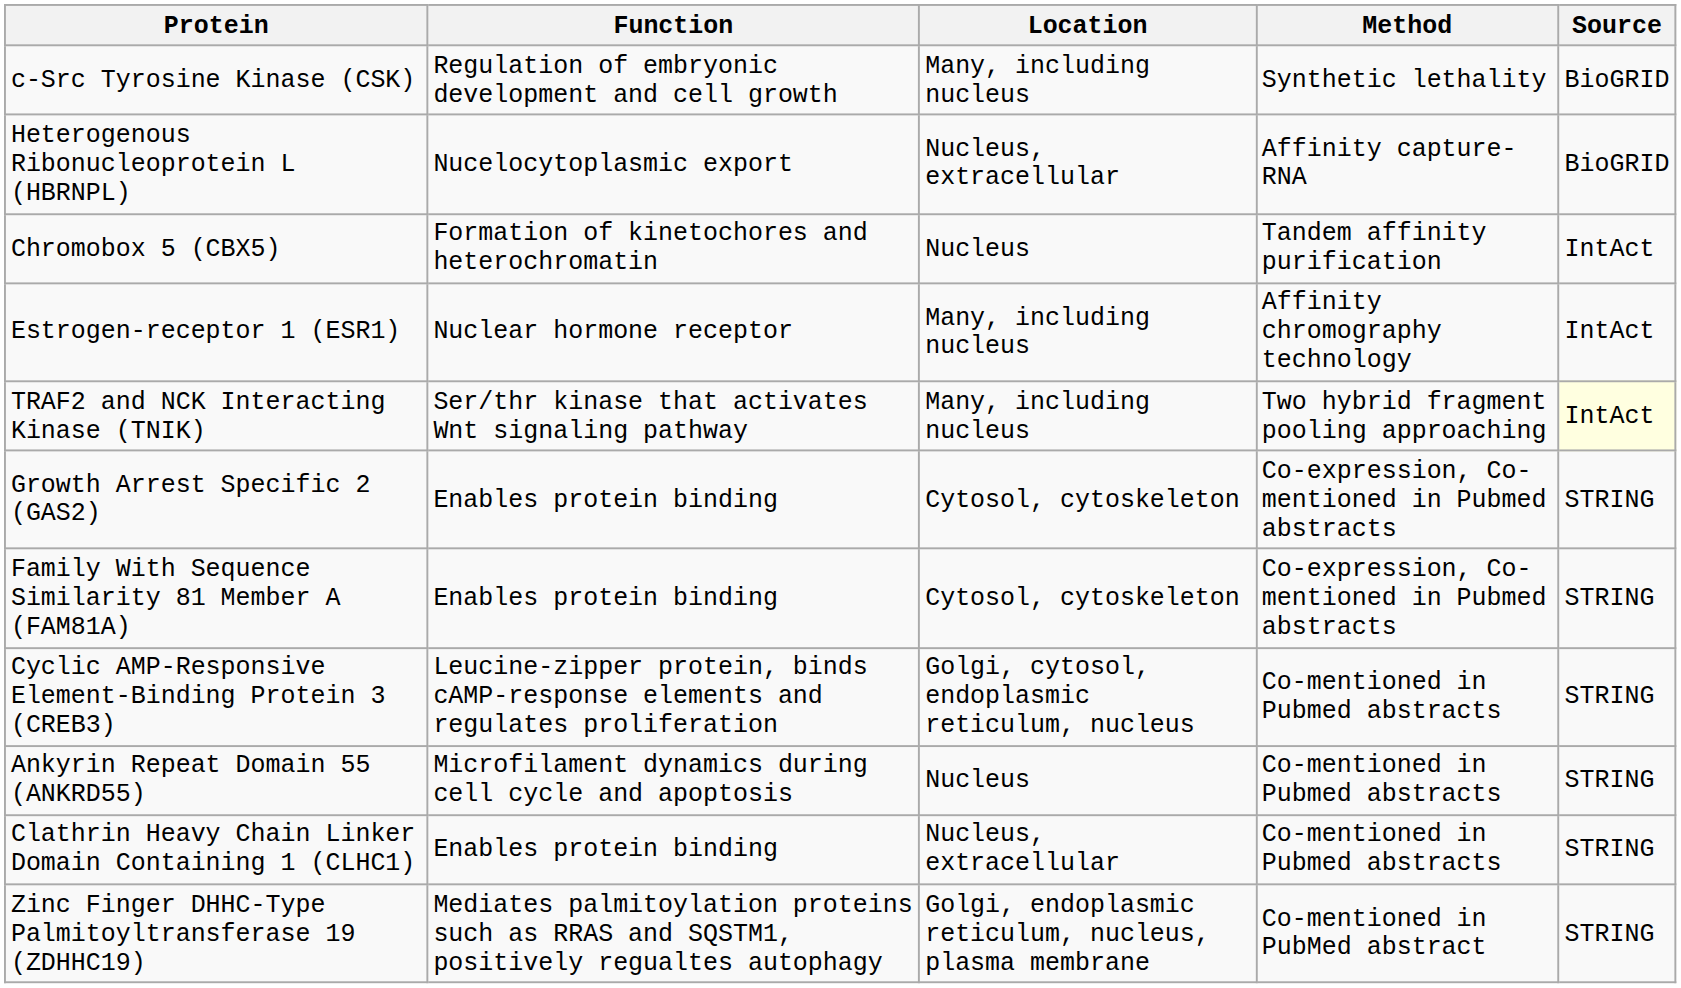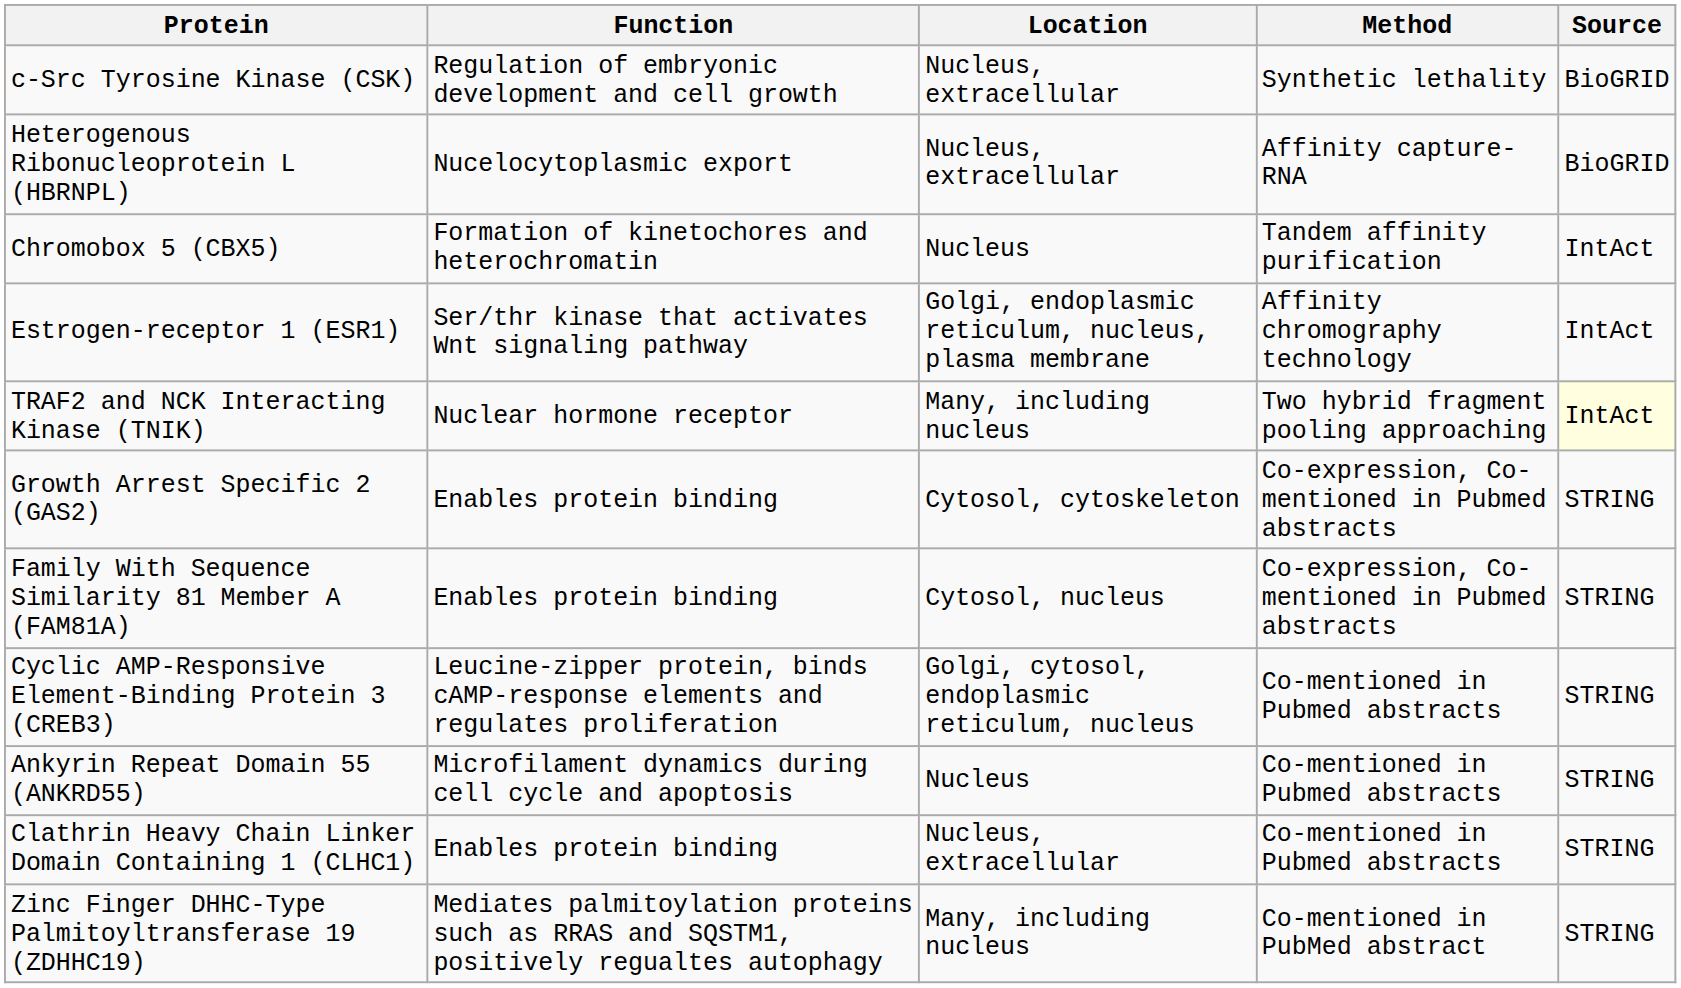(1038, 80) Many, including nucleus -> (1023, 80) Nucleus, extracellular
(613, 332) Nuclear hormone receptor -> (651, 332) Ser/thr kinase that activates Wnt signaling pathway
(1038, 332) Many, including nucleus -> (1067, 332) Golgi, endoplasmic reticulum, nucleus, plasma membrane
(651, 416) Ser/thr kinase that activates Wnt signaling pathway -> (613, 416) Nuclear hormone receptor
(1082, 598) Cytosol, cytoskeleton -> (1045, 598) Cytosol, nucleus
(1067, 934) Golgi, endoplasmic reticulum, nucleus, plasma membrane -> (1038, 934) Many, including nucleus
